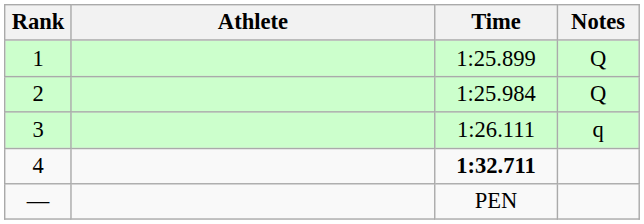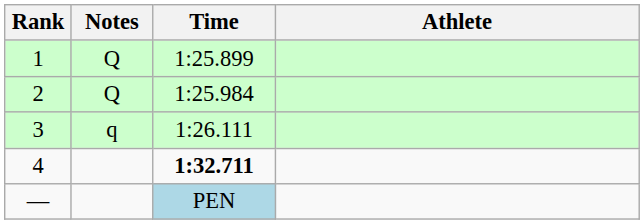columns swapped: (253, 22) <-> (598, 22)
(496, 201) no background -> (214, 201) lightblue background
